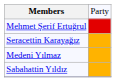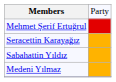rows swapped: (37, 70) <-> (34, 55)
